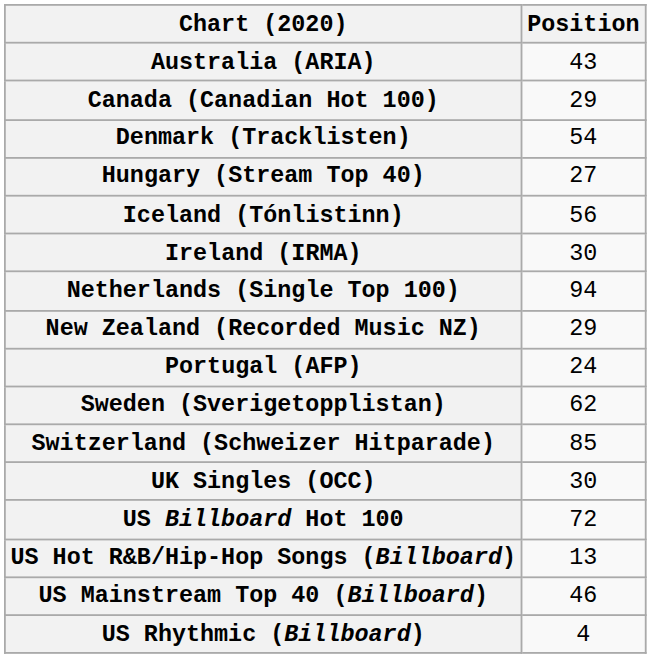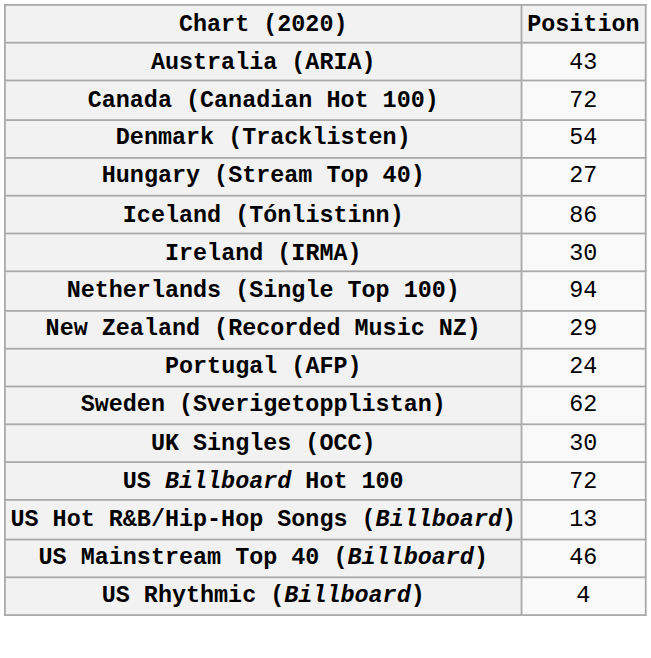(583, 100) 29 -> (583, 100) 72
(583, 215) 56 -> (583, 215) 86
- row: (263, 443)
